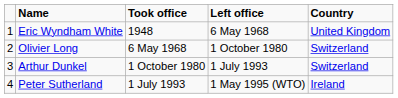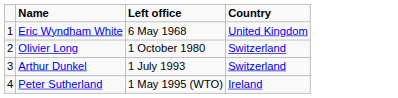- column: (157, 13)
